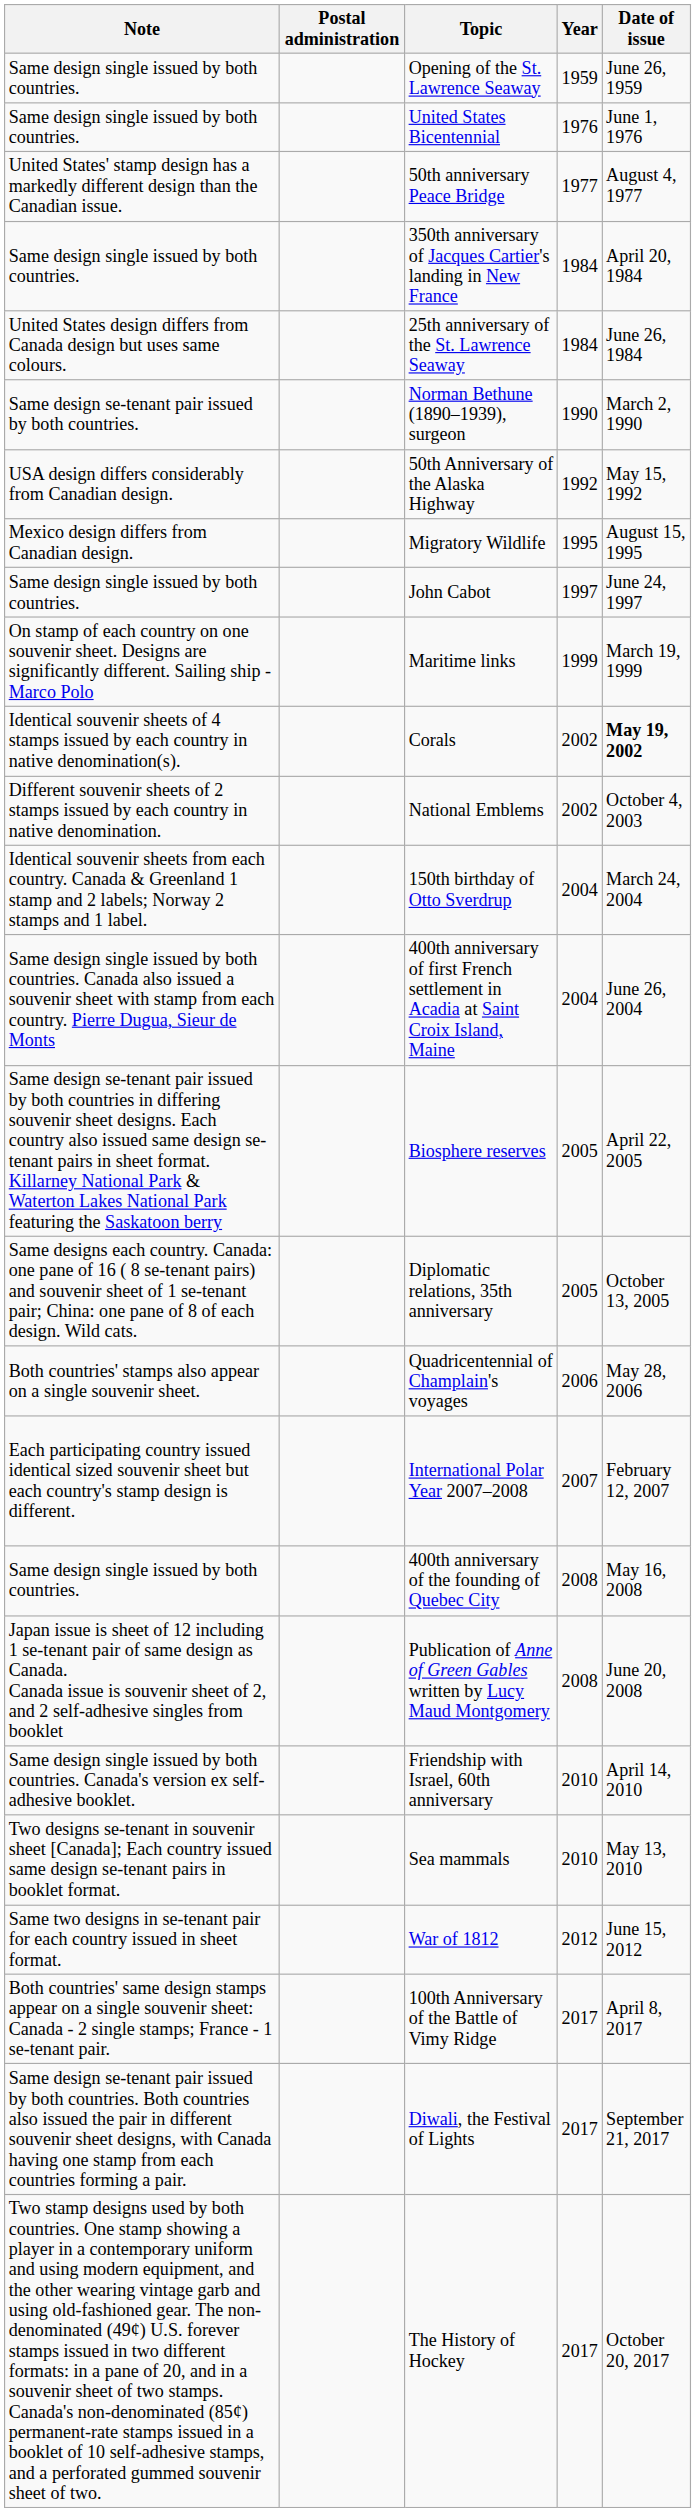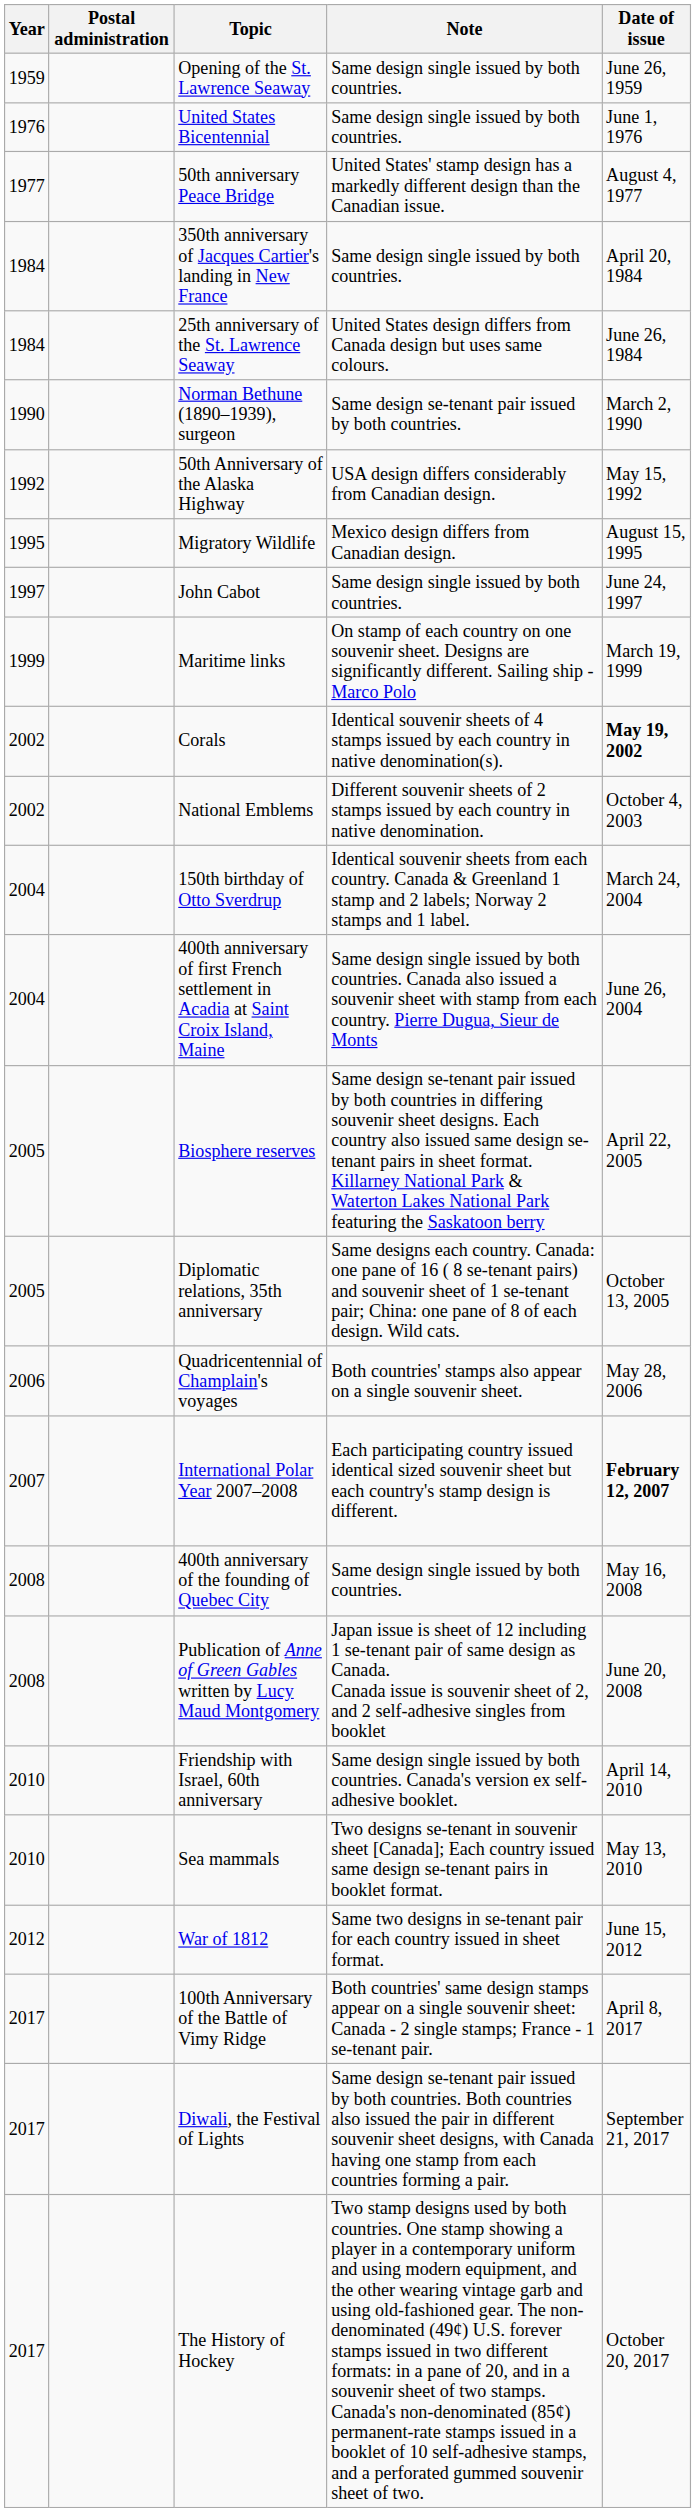columns swapped: (580, 29) <-> (142, 29)
(639, 1480) normal -> (643, 1480) bold
